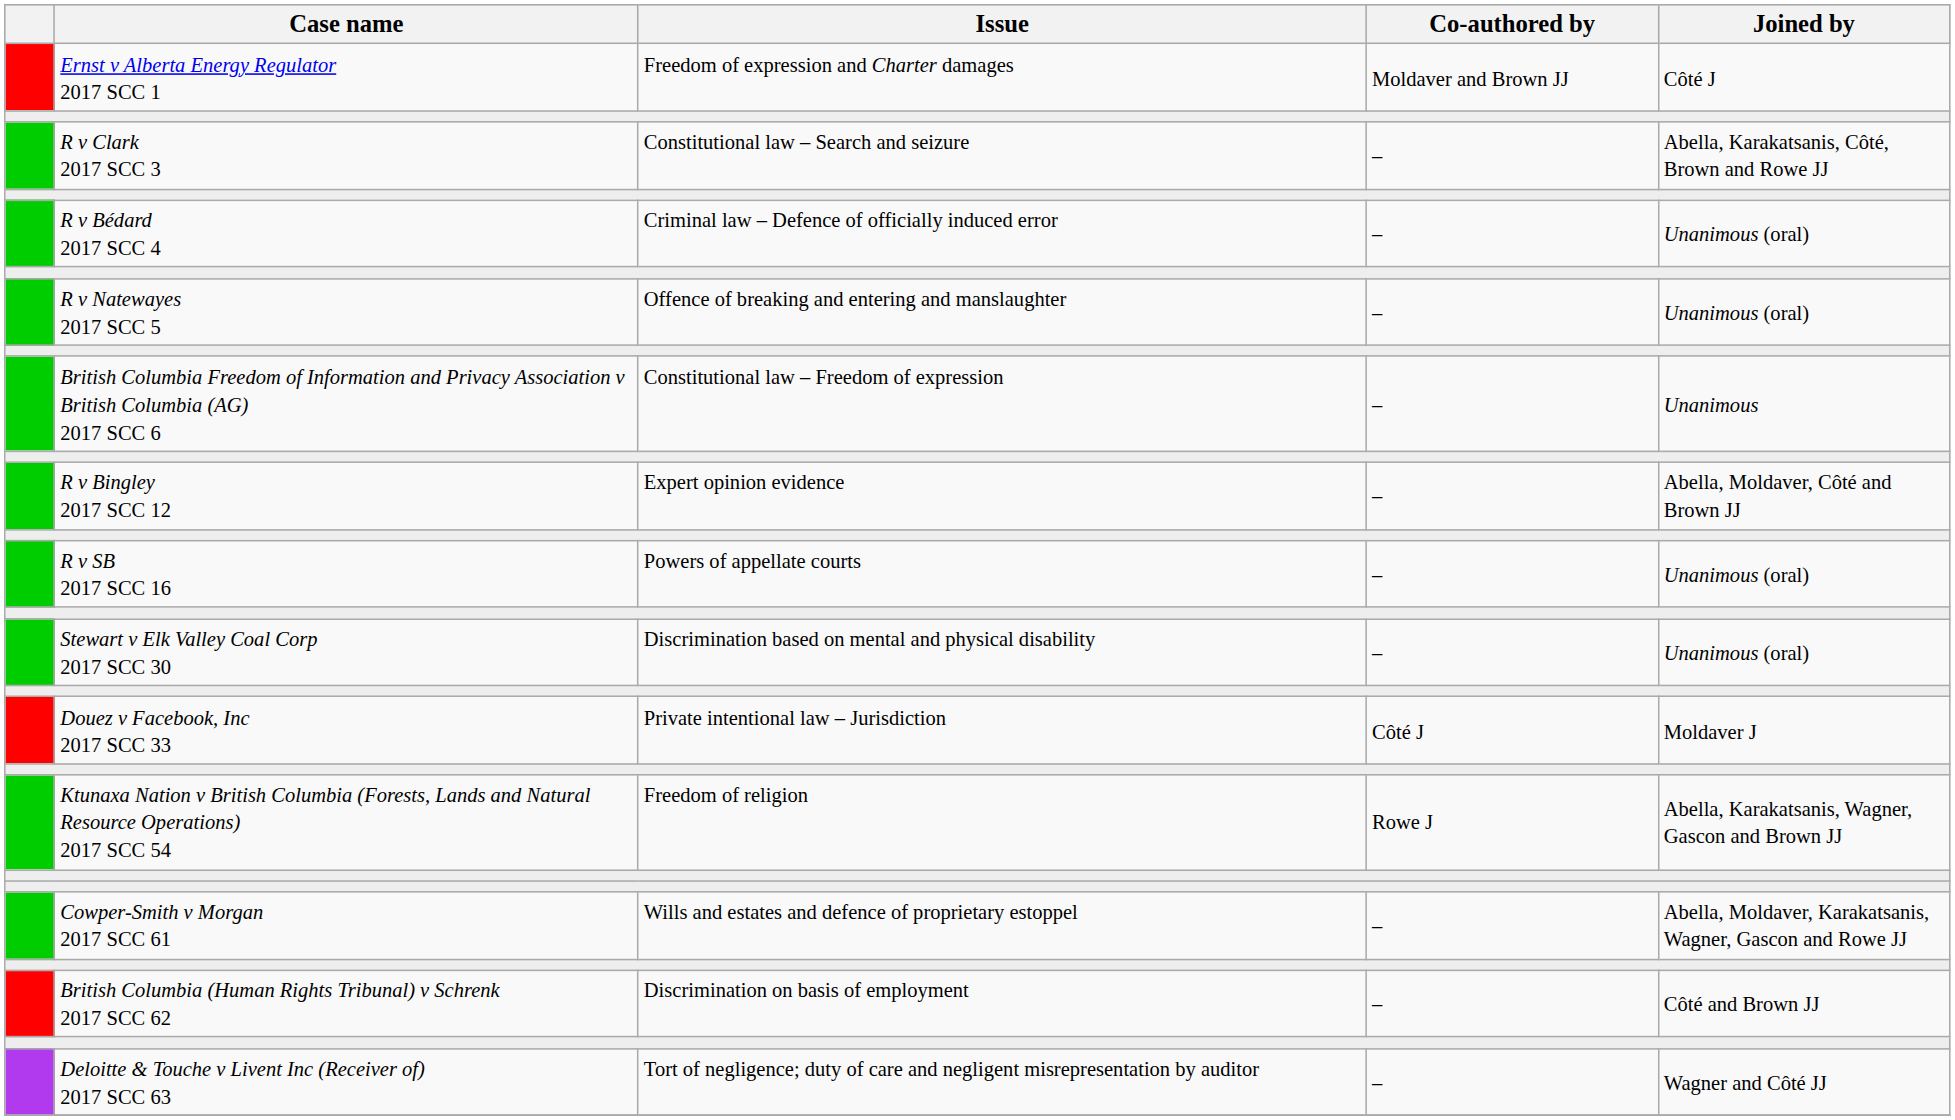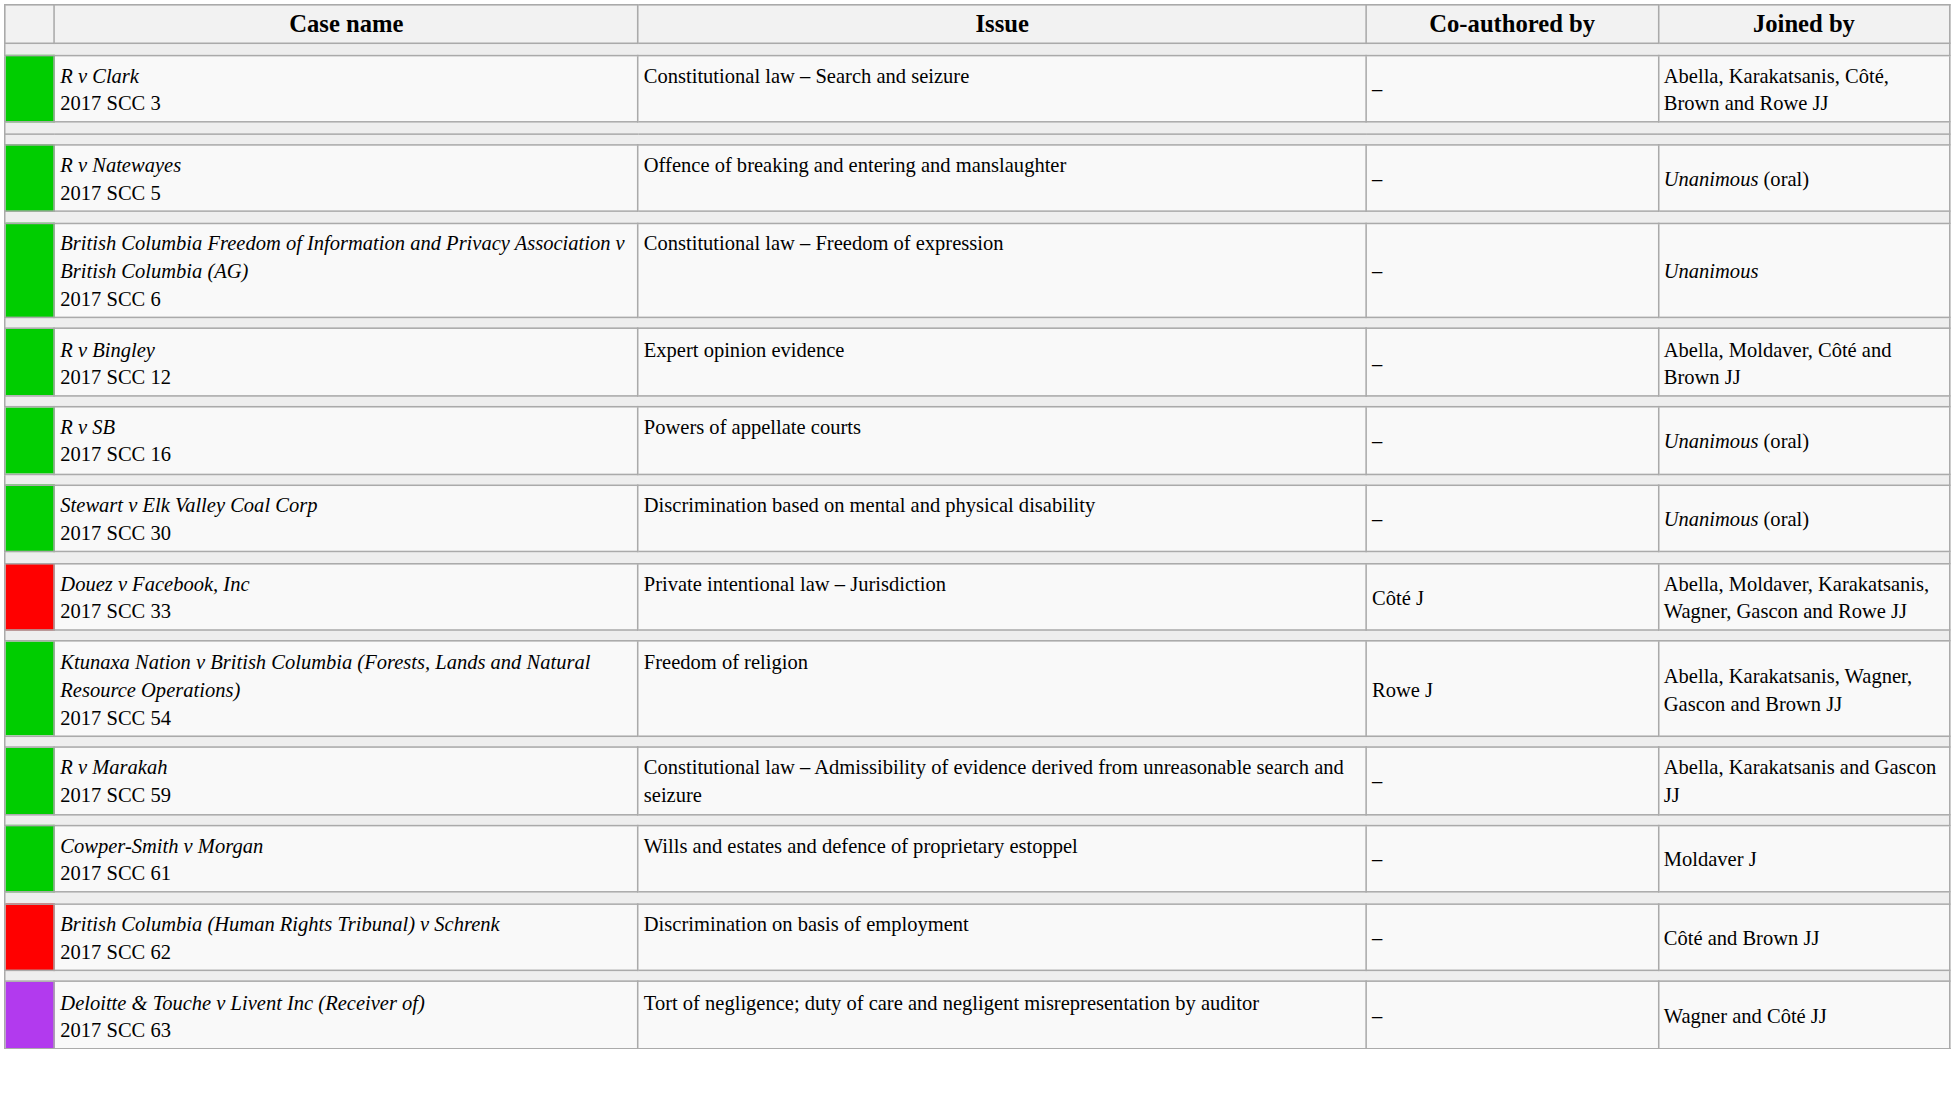- row: (198, 78)
- row: (111, 234)
(1710, 731) Moldaver J -> (1796, 597) Abella, Moldaver, Karakatsanis, Wagner, Gascon and Rowe JJ
+ row: (116, 781)
(1796, 926) Abella, Moldaver, Karakatsanis, Wagner, Gascon and Rowe JJ -> (1710, 860) Moldaver J
